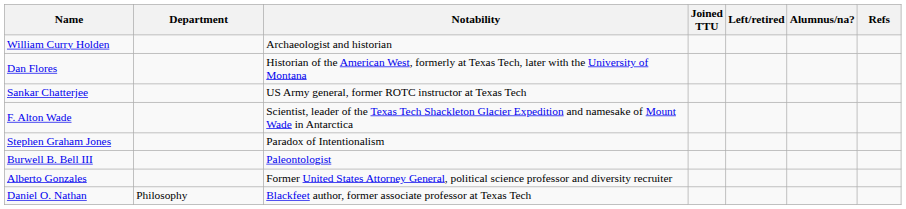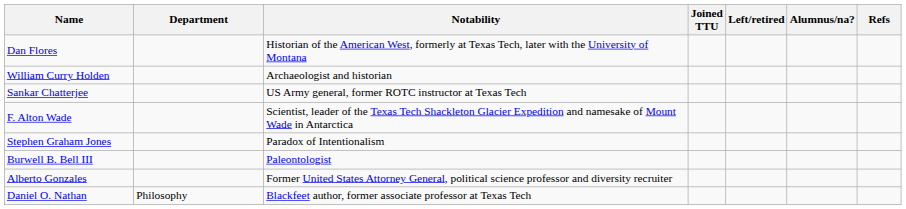rows swapped: (58, 44) <-> (32, 68)
